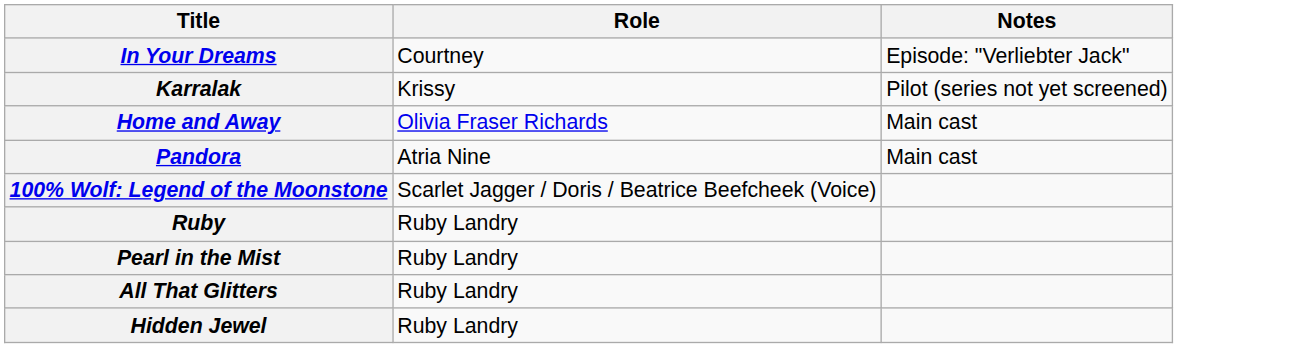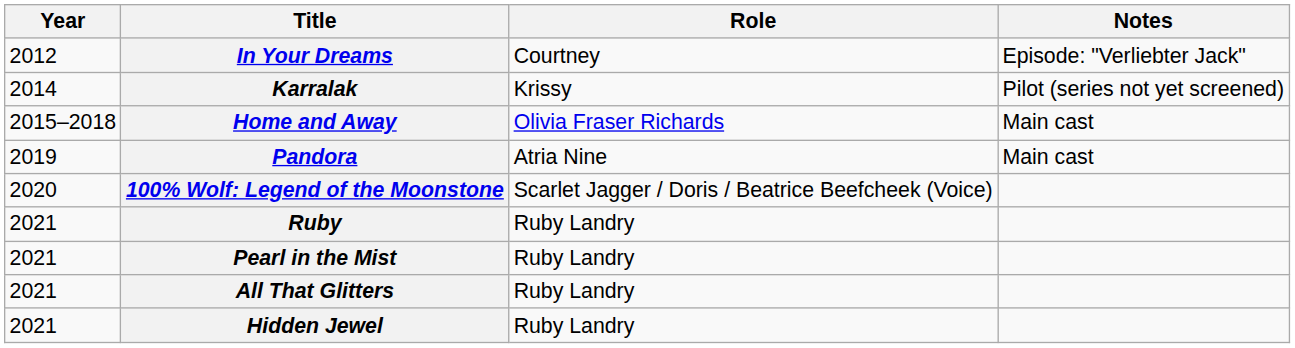+ column: (63, 21)
